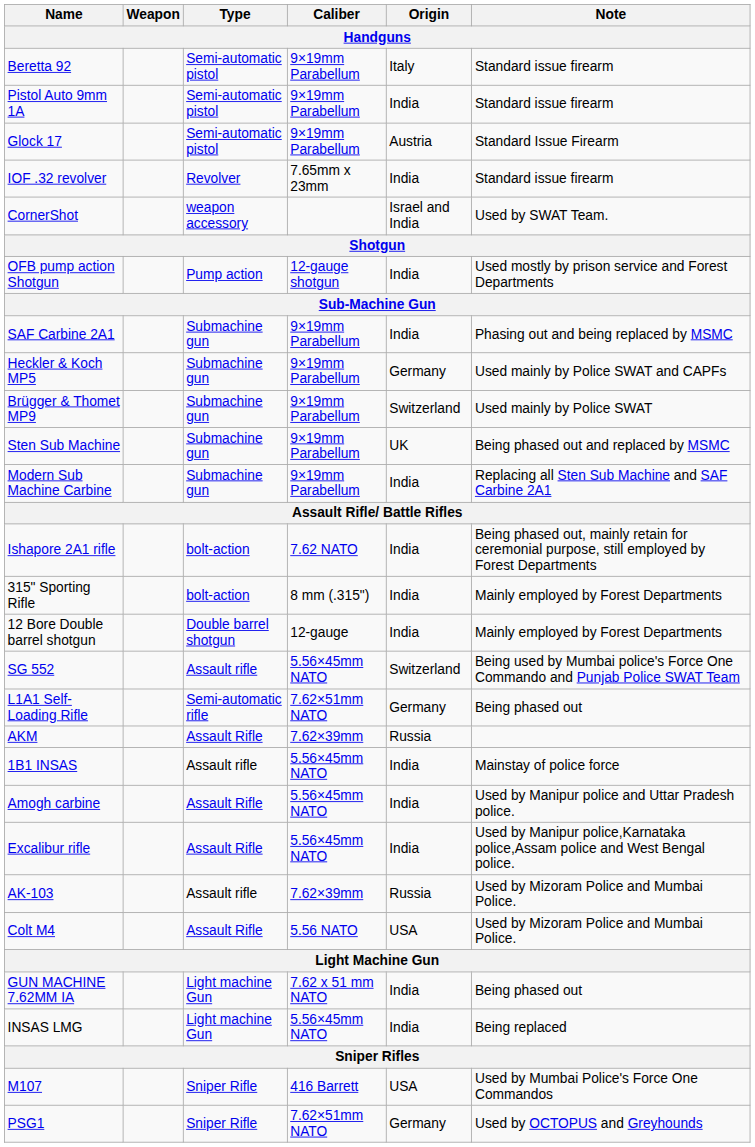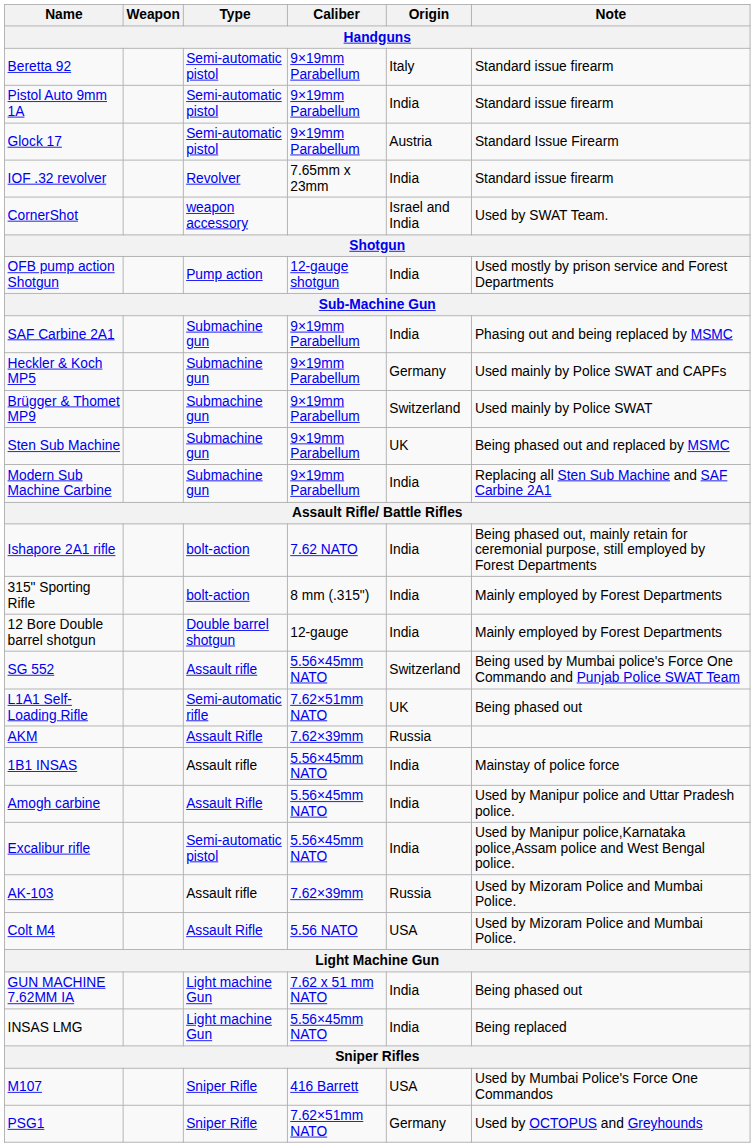(417, 707) Germany -> (399, 707) UK
(224, 848) Assault Rifle -> (234, 848) Semi-automatic pistol
